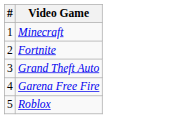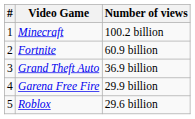+ column: (146, 13)
